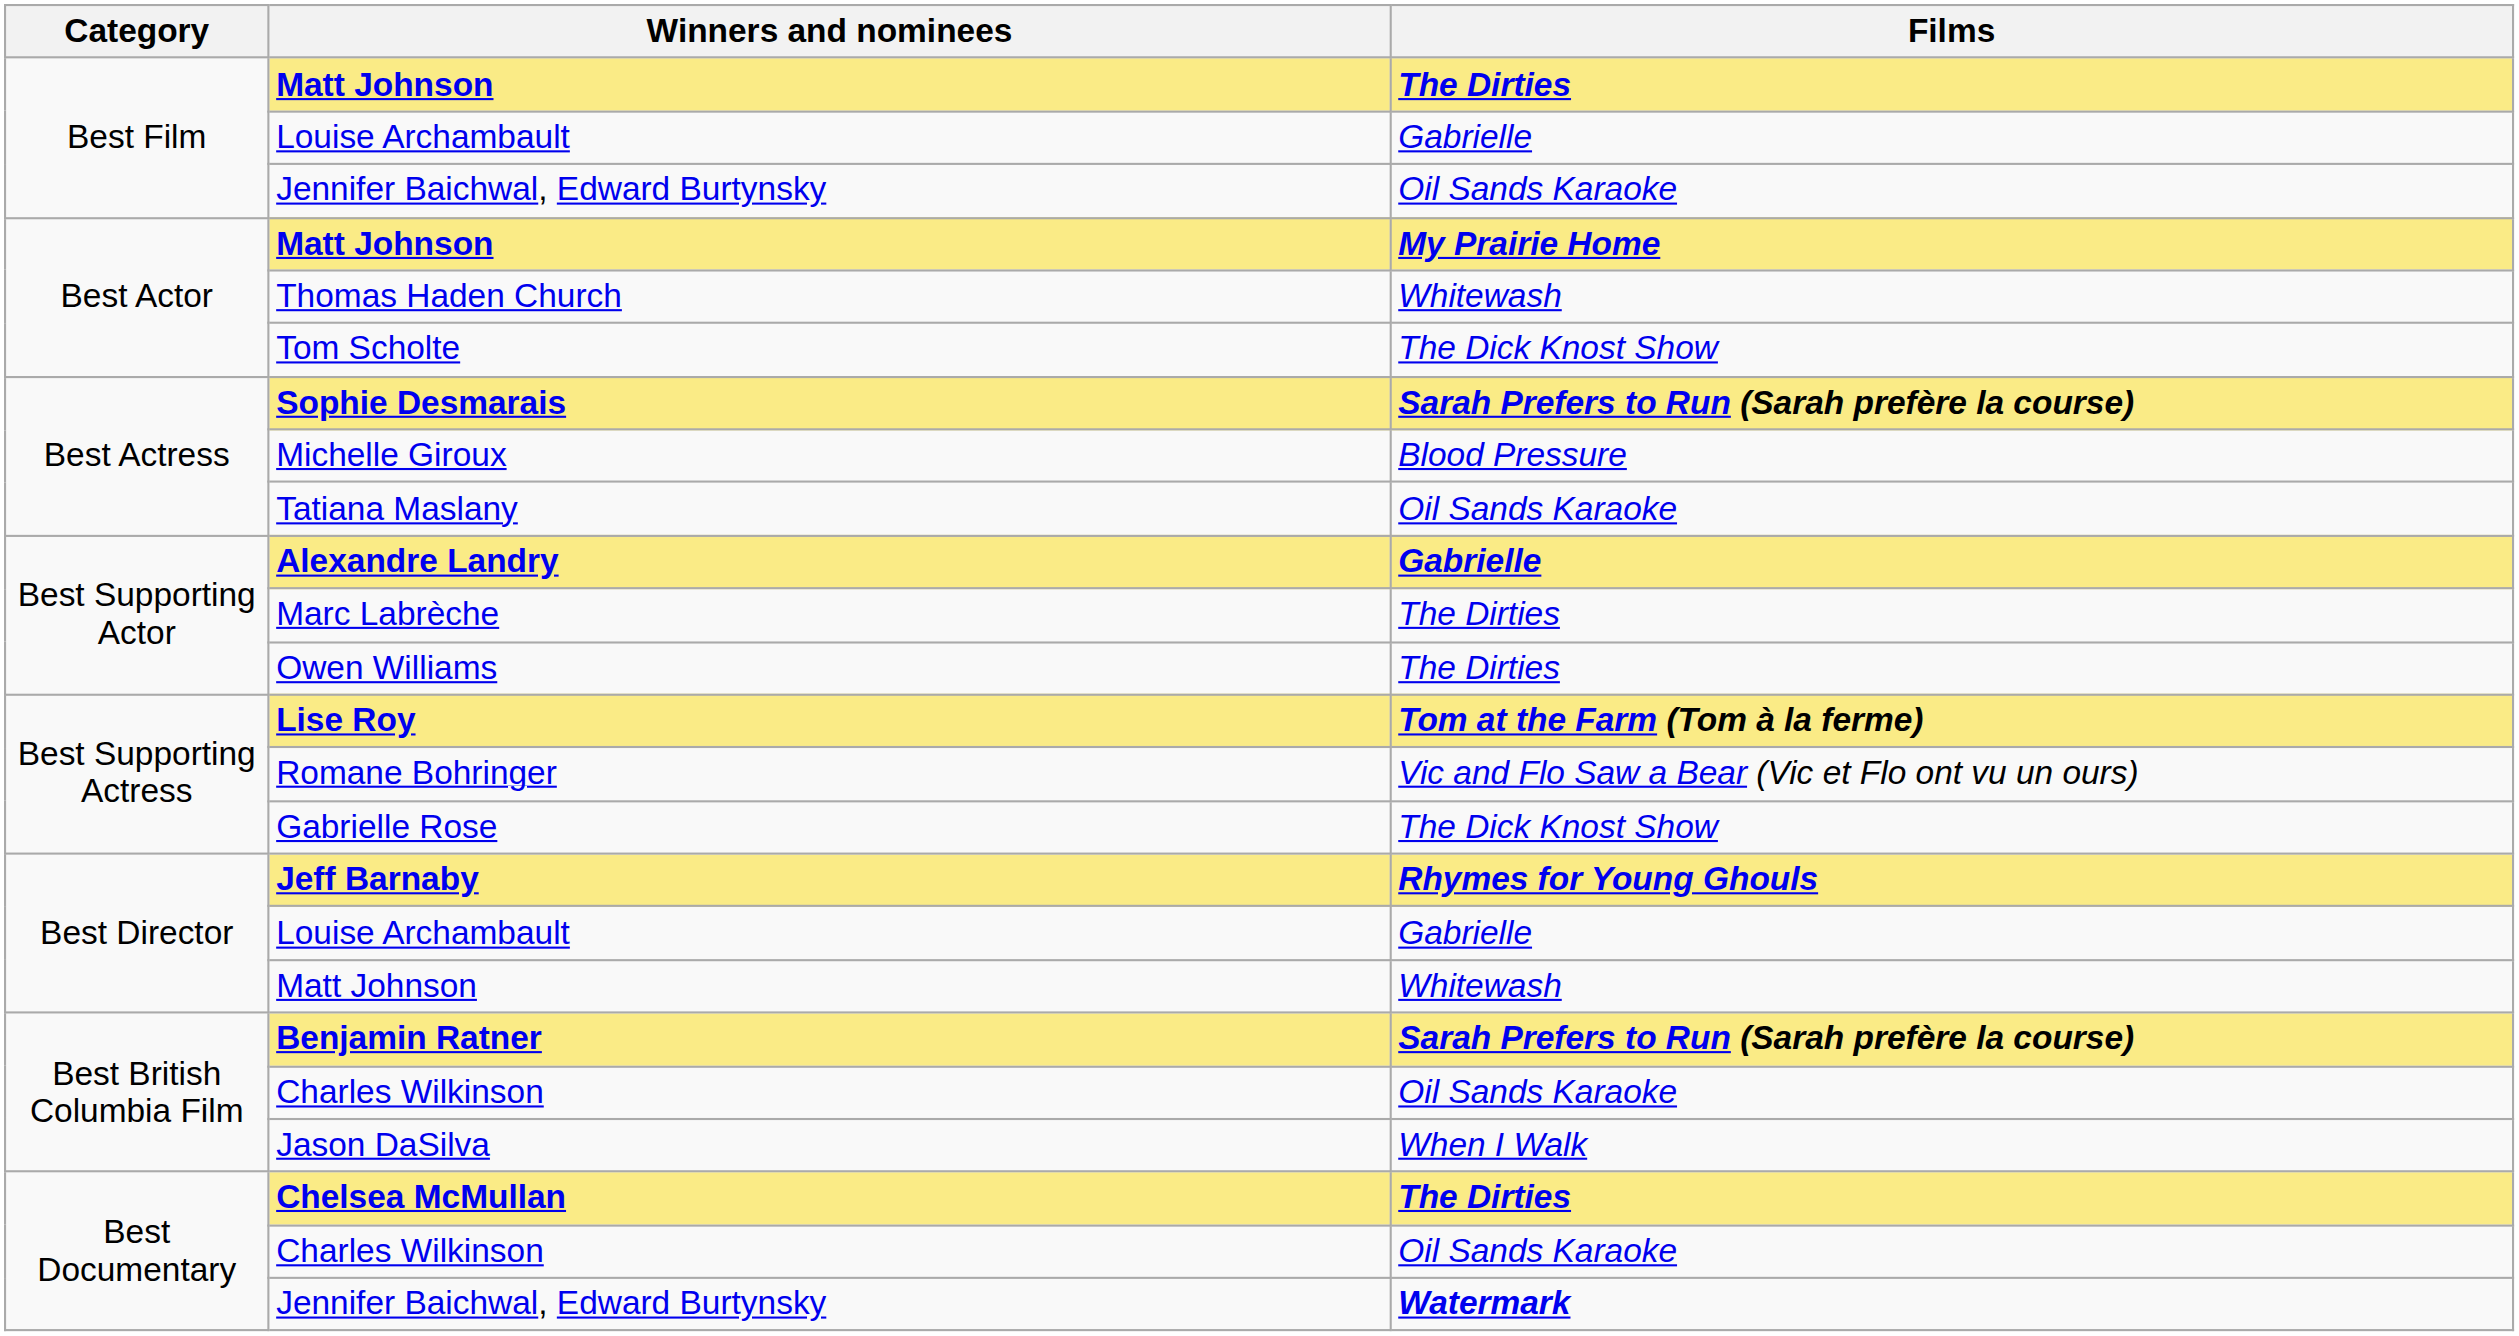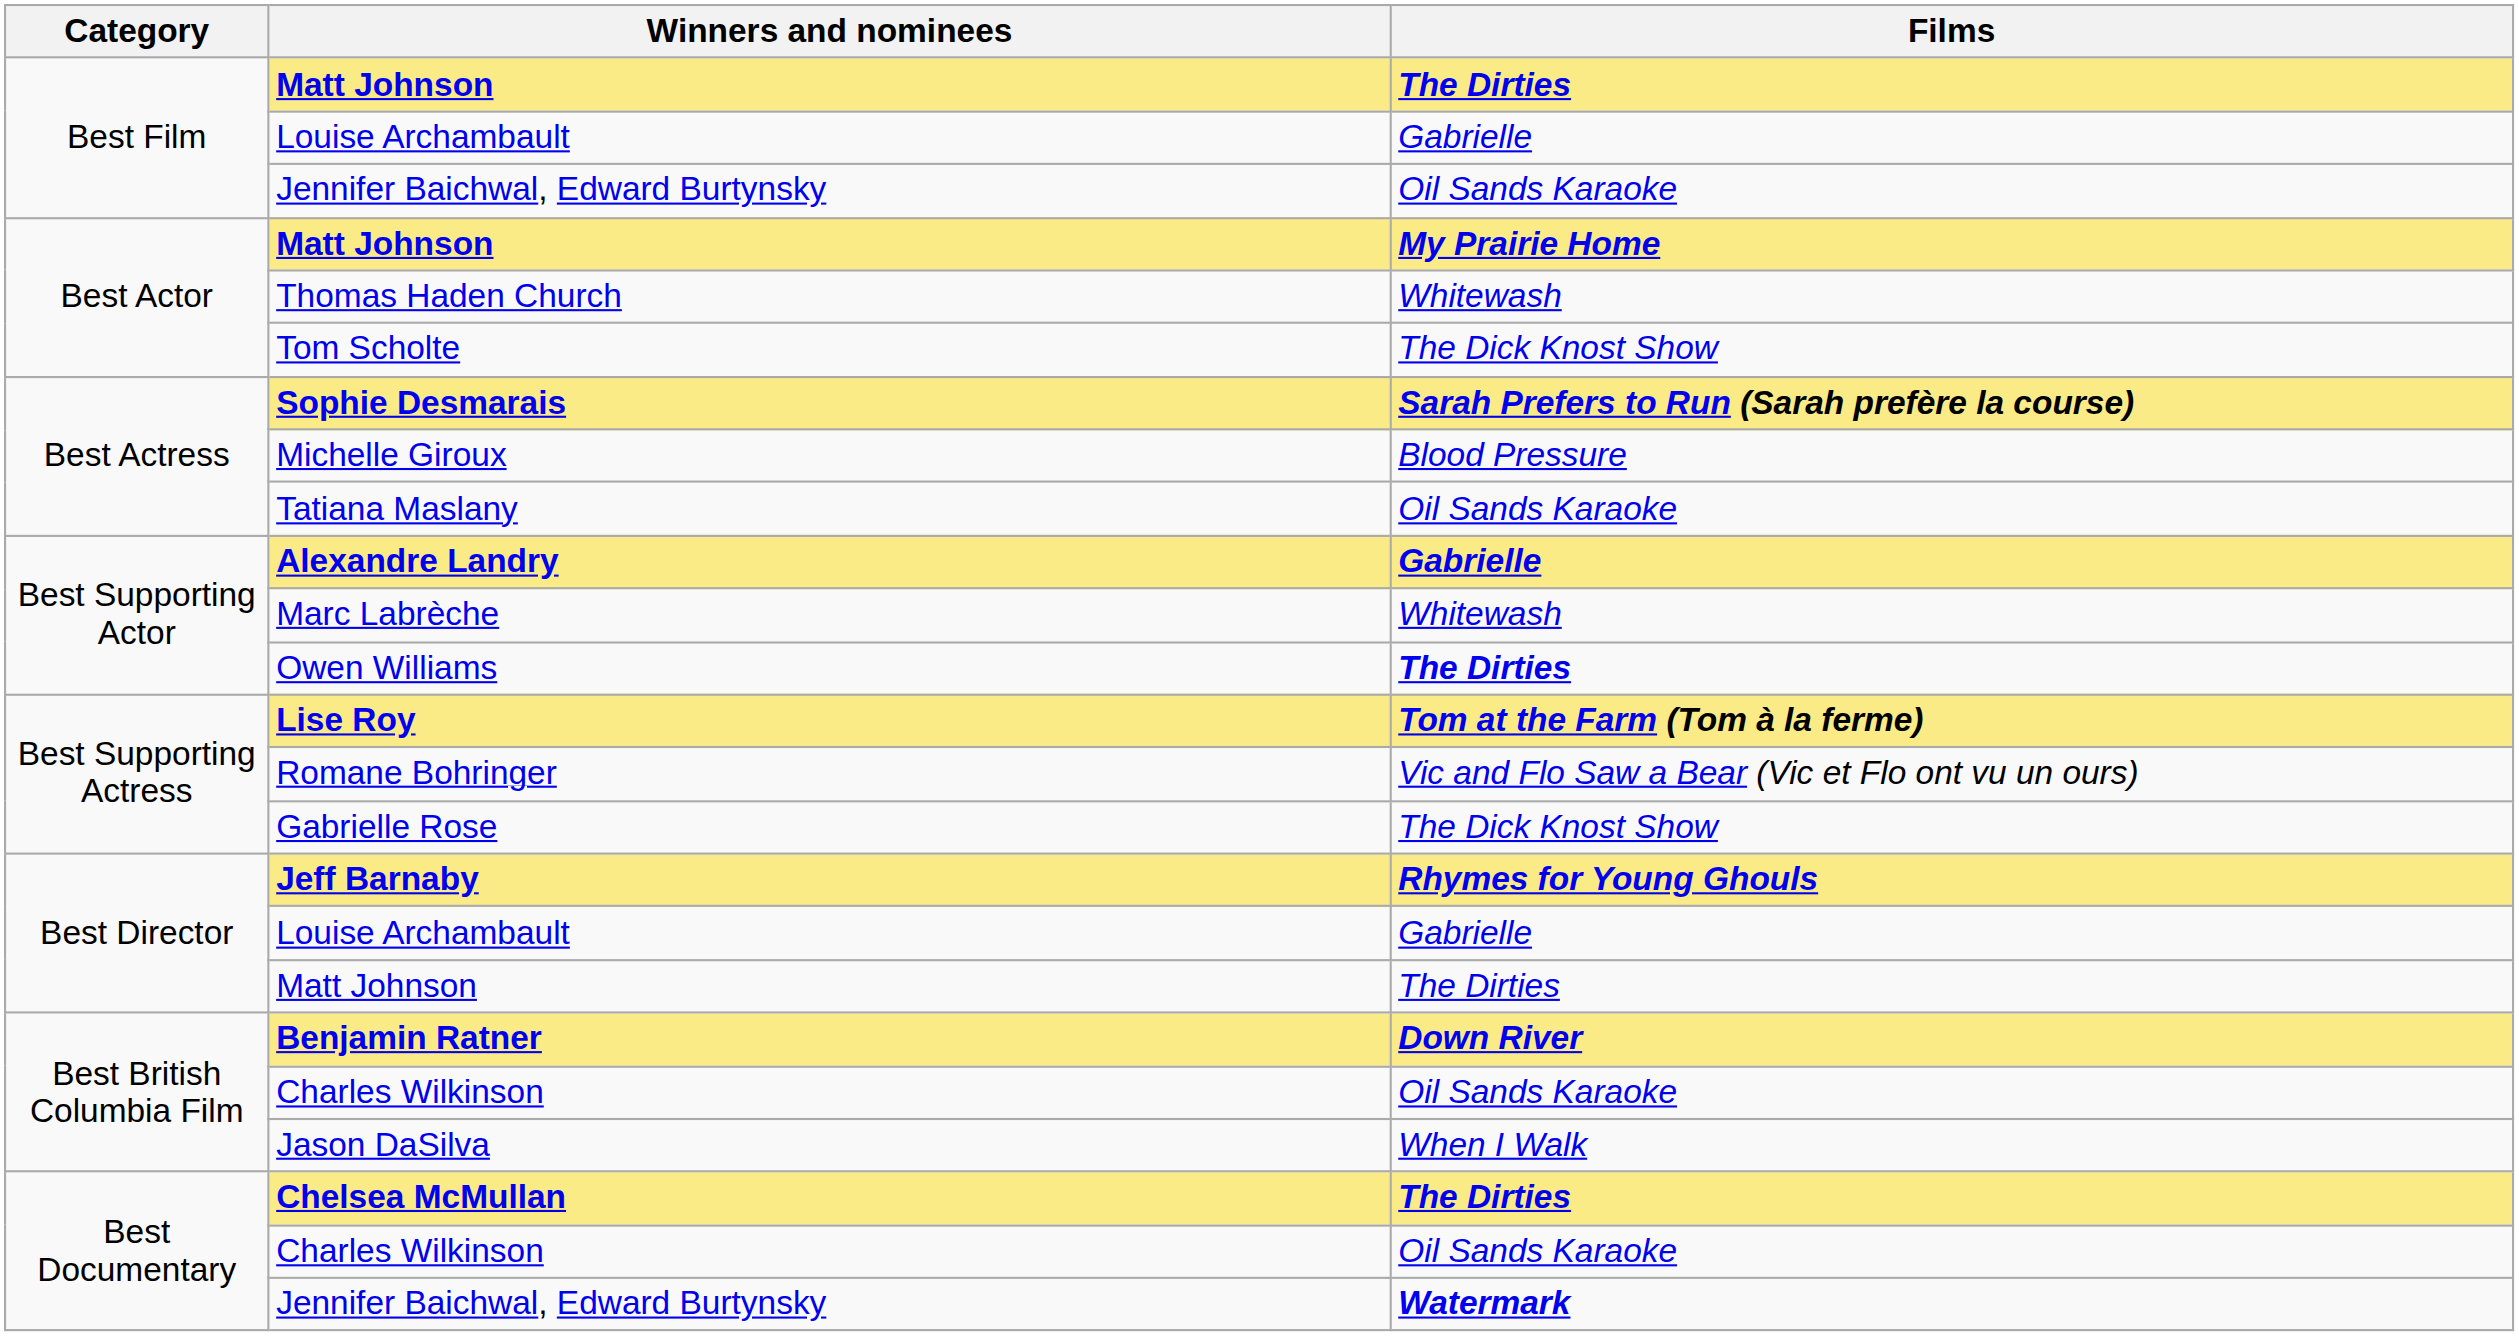(1479, 614) The Dirties -> (1480, 614) Whitewash
(1479, 667) normal -> (1485, 667) bold
(1480, 985) Whitewash -> (1479, 985) The Dirties
(1766, 1038) Sarah Prefers to Run (Sarah prefère la course) -> (1490, 1038) Down River
